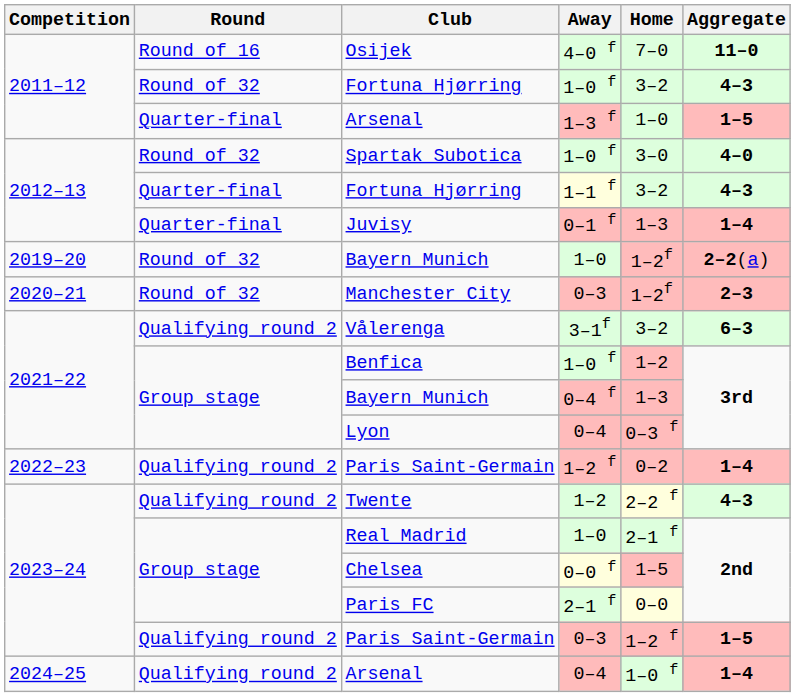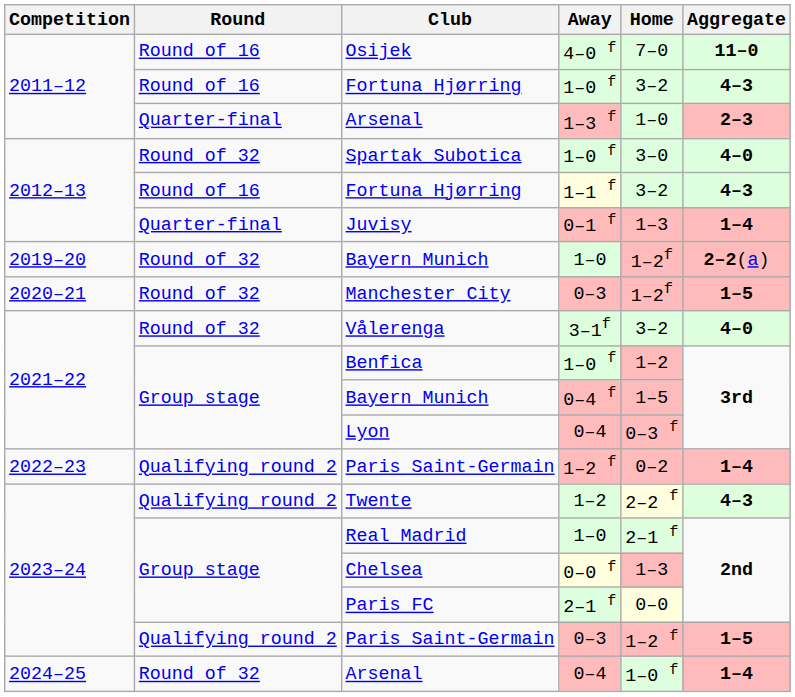(199, 86) Round of 32 -> (199, 86) Round of 16
(737, 121) 1–5 -> (737, 121) 2–3
(210, 190) Quarter-final -> (199, 190) Round of 16
(737, 294) 2–3 -> (737, 294) 1–5
(238, 328) Qualifying round 2 -> (199, 328) Round of 32
(737, 328) 6–3 -> (737, 328) 4–0
(652, 398) 1–3 -> (652, 398) 1–5
(652, 570) 1–5 -> (652, 570) 1–3
(238, 674) Qualifying round 2 -> (199, 674) Round of 32
